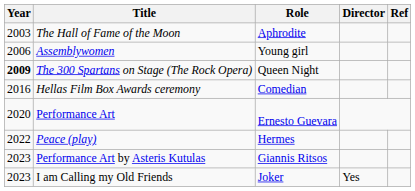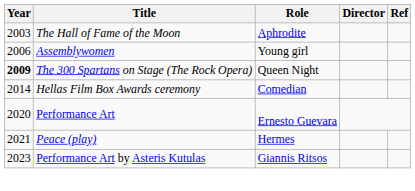(19, 88) 2016 -> (19, 88) 2014
(19, 139) 2022 -> (19, 139) 2021
- row: (104, 177)
